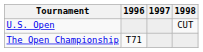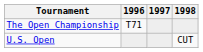rows swapped: (31, 26) <-> (63, 41)
